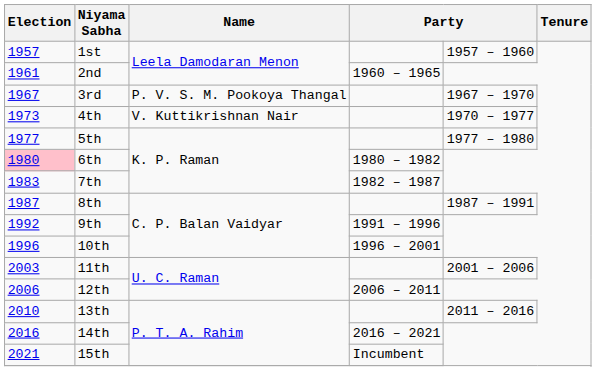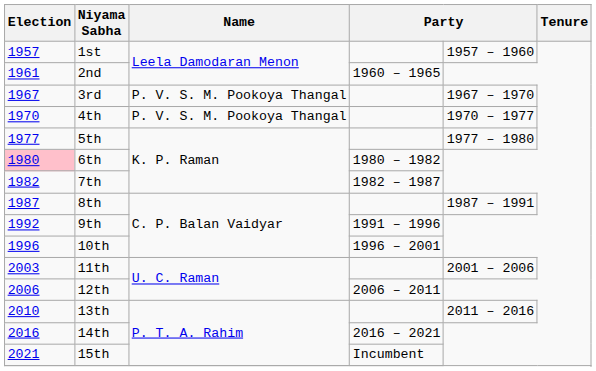(24, 117) 1973 -> (24, 117) 1970
(215, 117) V. Kuttikrishnan Nair -> (239, 117) P. V. S. M. Pookoya Thangal
(24, 182) 1983 -> (24, 182) 1982
